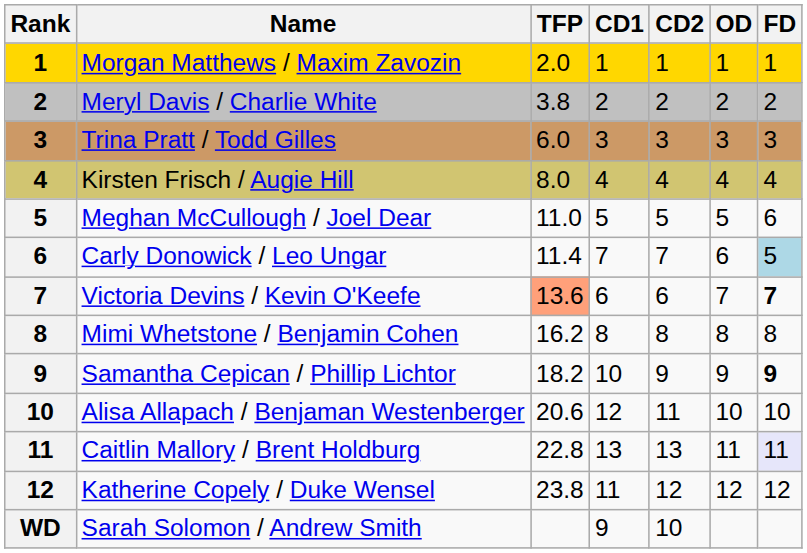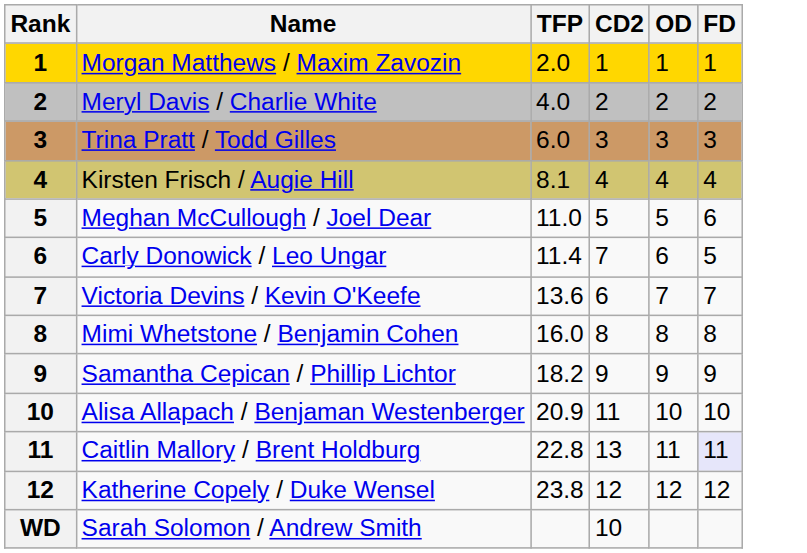- column: (619, 23)
(553, 101) 3.8 -> (553, 101) 4.0
(553, 179) 8.0 -> (553, 179) 8.1
(770, 256) lightblue background -> (710, 256) no background
(560, 295) lightsalmon background -> (560, 295) no background
(770, 295) bold -> (710, 295) normal
(560, 334) 16.2 -> (560, 334) 16.0
(770, 373) bold -> (710, 373) normal
(560, 412) 20.6 -> (560, 412) 20.9
